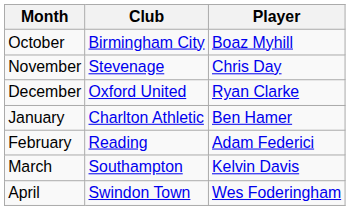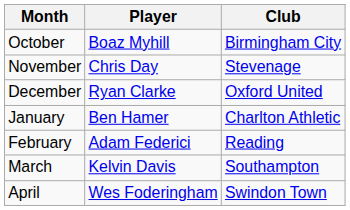columns swapped: (277, 17) <-> (147, 17)
